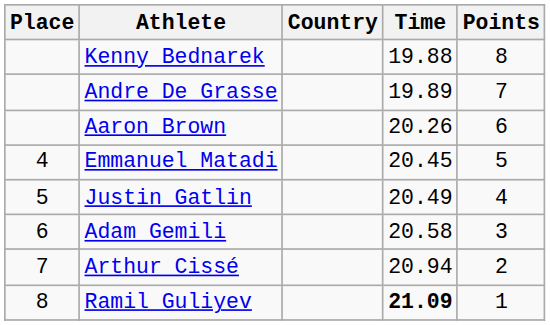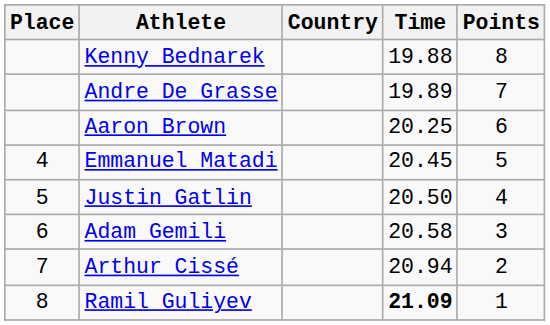(420, 127) 20.26 -> (420, 127) 20.25
(420, 197) 20.49 -> (420, 197) 20.50
